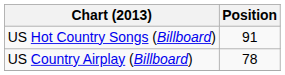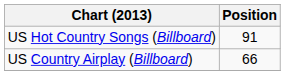(250, 59) 78 -> (250, 59) 66
